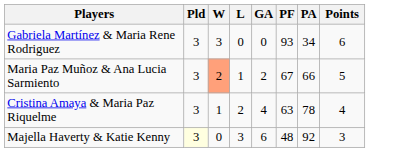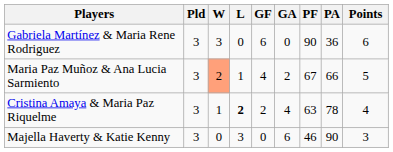+ column: (263, 14)
(287, 41) 93 -> (310, 41) 90
(309, 41) 34 -> (332, 41) 36
(241, 110) normal -> (241, 110) bold
(196, 137) lightyellow background -> (196, 137) no background
(287, 137) 48 -> (310, 137) 46
(309, 137) 92 -> (332, 137) 90
